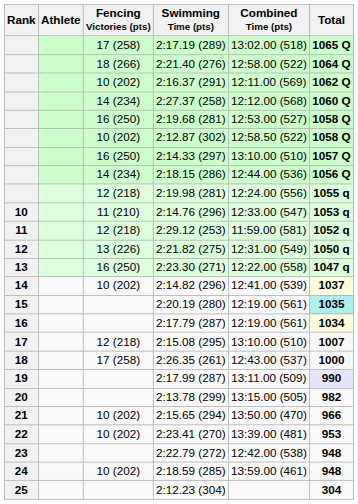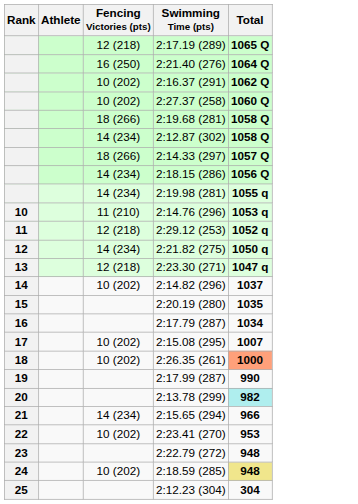- column: (269, 20)
(118, 45) 17 (258) -> (118, 45) 12 (218)
(118, 63) 18 (266) -> (118, 63) 16 (250)
(118, 100) 14 (234) -> (118, 100) 10 (202)
(118, 119) 16 (250) -> (118, 119) 18 (266)
(118, 138) 10 (202) -> (118, 138) 14 (234)
(118, 156) 16 (250) -> (118, 156) 18 (266)
(118, 193) 12 (218) -> (118, 193) 14 (234)
(118, 249) 13 (226) -> (118, 249) 14 (234)
(118, 267) 16 (250) -> (118, 267) 12 (218)
(331, 286) lightyellow background -> (250, 286) no background
(331, 304) paleturquoise background -> (250, 304) no background
(331, 323) lightyellow background -> (250, 323) no background
(118, 341) 12 (218) -> (118, 341) 10 (202)
(118, 360) 17 (258) -> (118, 360) 10 (202)
(331, 360) no background -> (250, 360) lightsalmon background
(331, 378) lavender background -> (250, 378) no background
(331, 397) no background -> (250, 397) paleturquoise background
(118, 415) 10 (202) -> (118, 415) 14 (234)
(331, 471) no background -> (250, 471) khaki background
